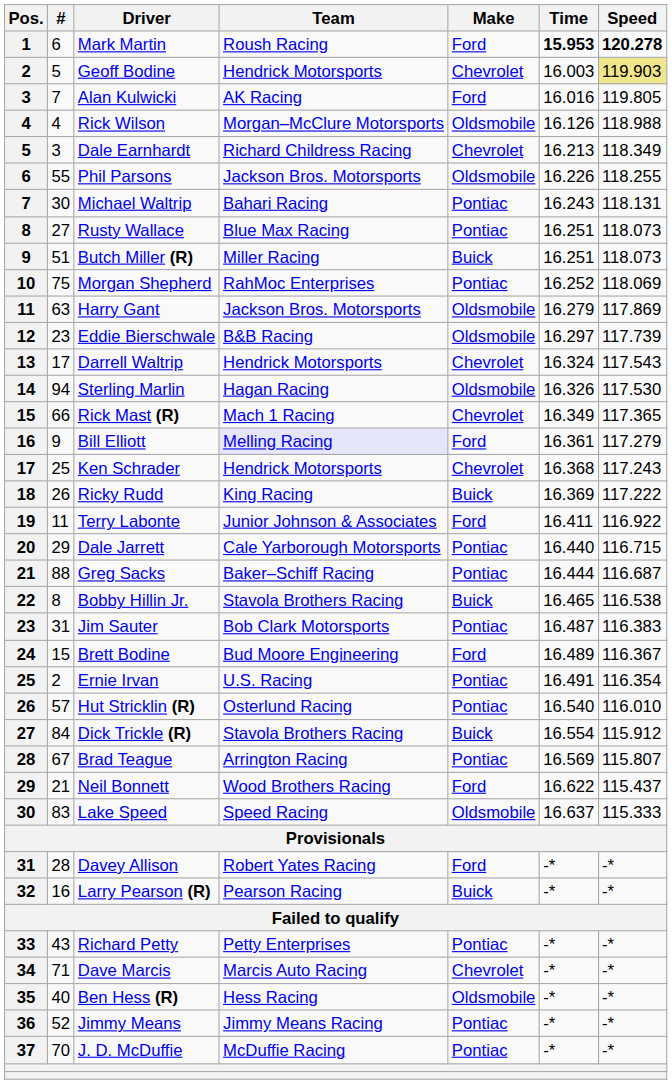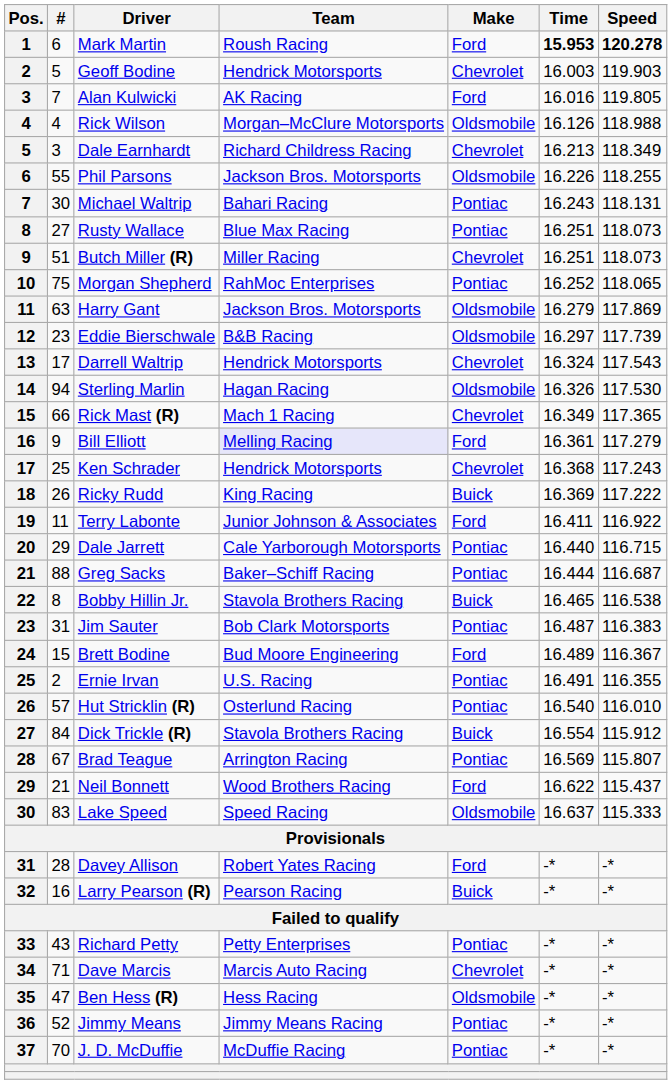(632, 71) khaki background -> (632, 71) no background
(472, 256) Buick -> (488, 256) Chevrolet
(632, 283) 118.069 -> (632, 283) 118.065
(632, 680) 116.354 -> (632, 680) 116.355
(61, 997) 40 -> (61, 997) 47
